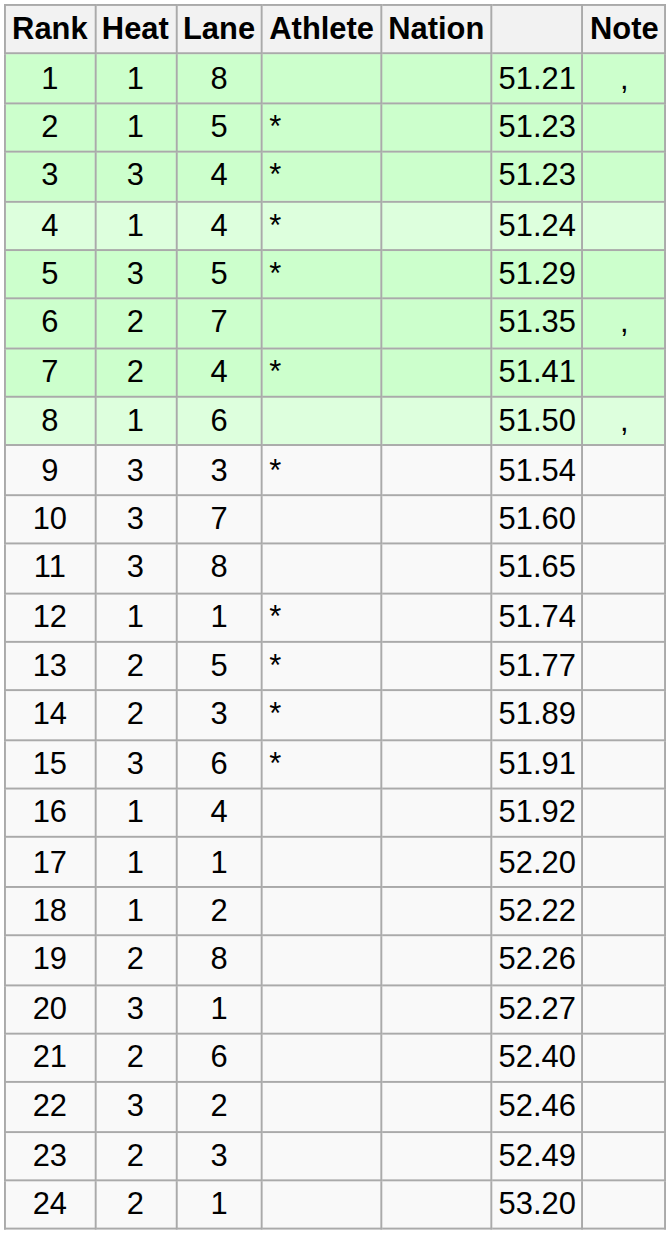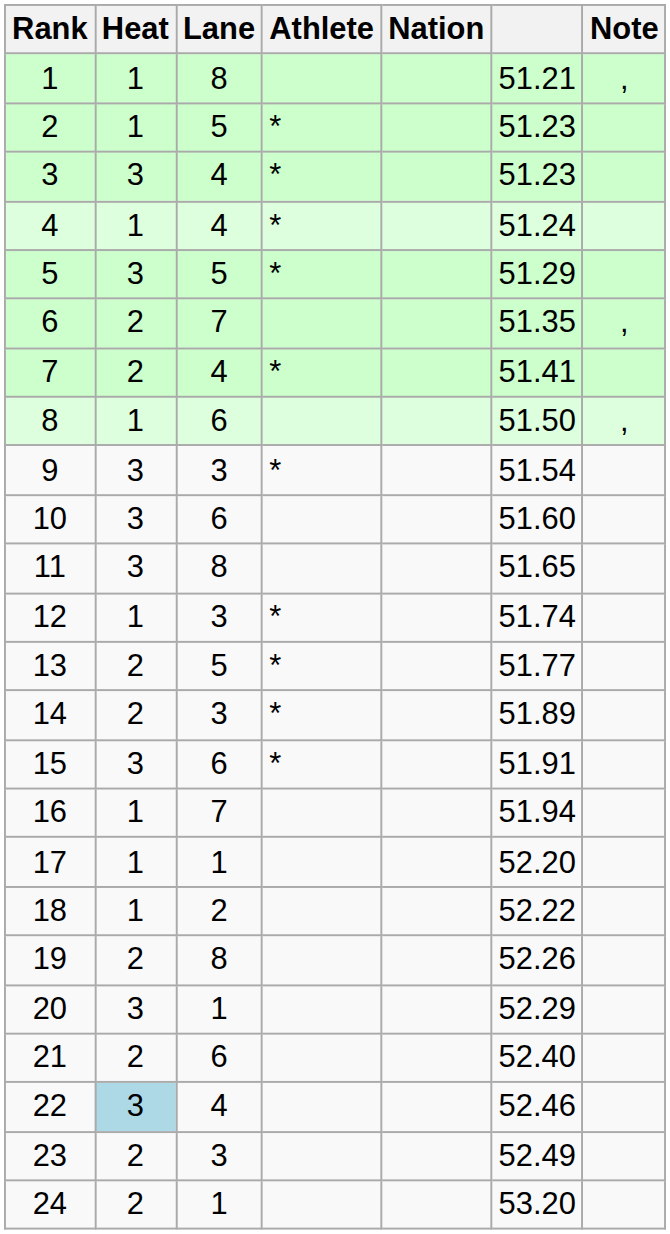(219, 518) 7 -> (219, 518) 6
(219, 616) 1 -> (219, 616) 3
(219, 812) 4 -> (219, 812) 7
(537, 812) 51.92 -> (537, 812) 51.94
(537, 1008) 52.27 -> (537, 1008) 52.29
(135, 1106) no background -> (135, 1106) lightblue background
(219, 1106) 2 -> (219, 1106) 4
